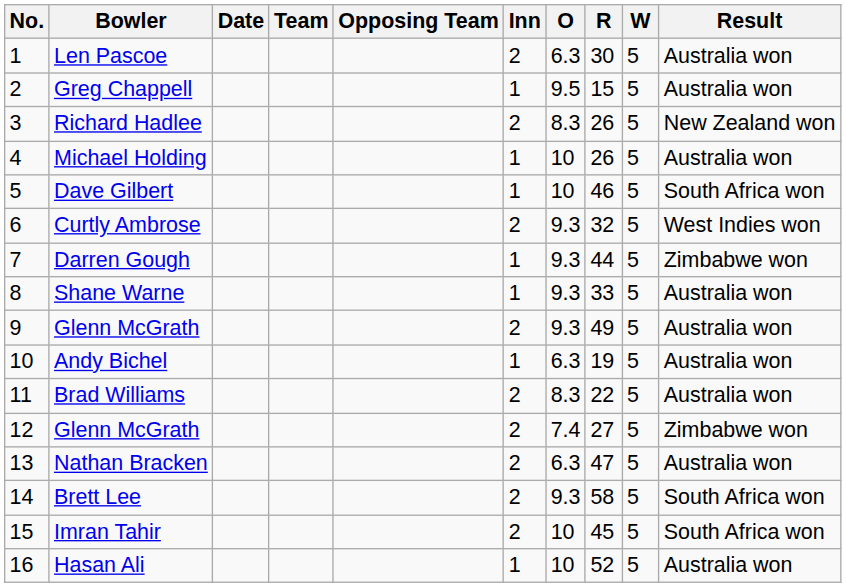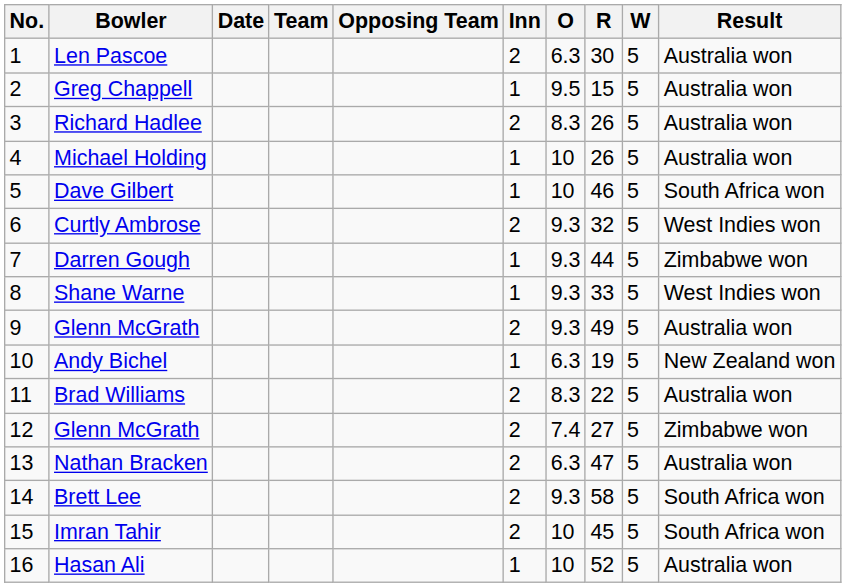(750, 123) New Zealand won -> (728, 123) Australia won
(728, 293) Australia won -> (742, 293) West Indies won
(728, 361) Australia won -> (750, 361) New Zealand won
